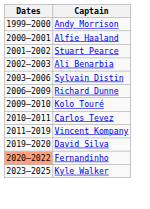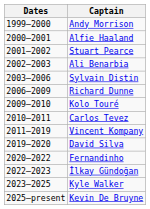(28, 158) lightsalmon background -> (28, 158) no background
+ row: (104, 171)
+ row: (106, 198)
